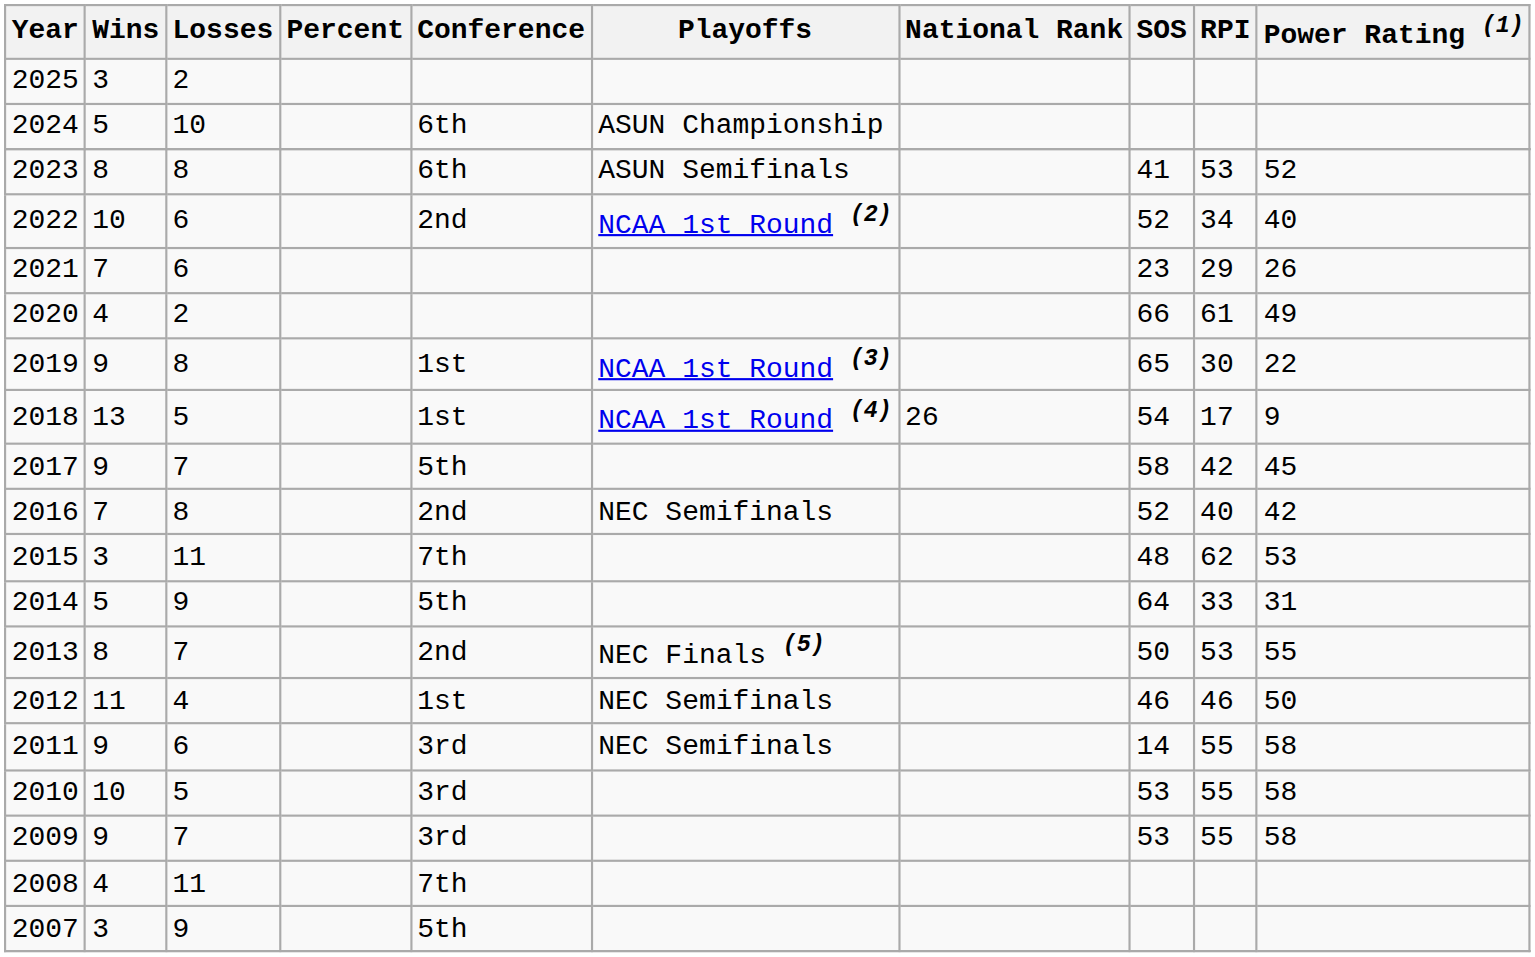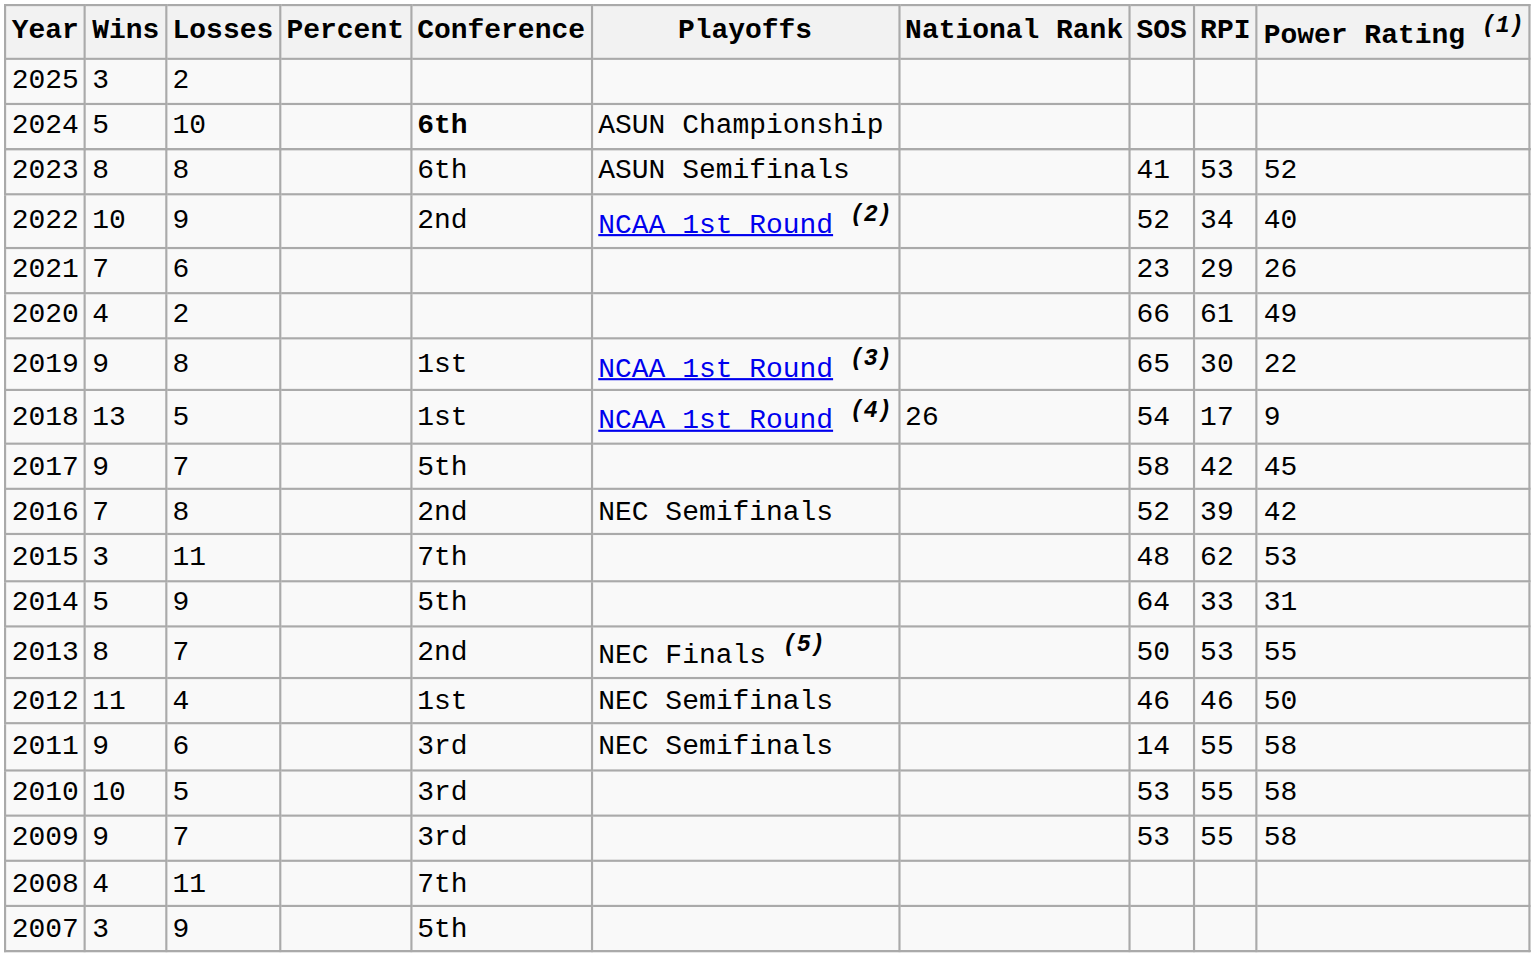(442, 126) normal -> (442, 126) bold
(181, 221) 6 -> (181, 221) 9
(1217, 512) 40 -> (1217, 512) 39
